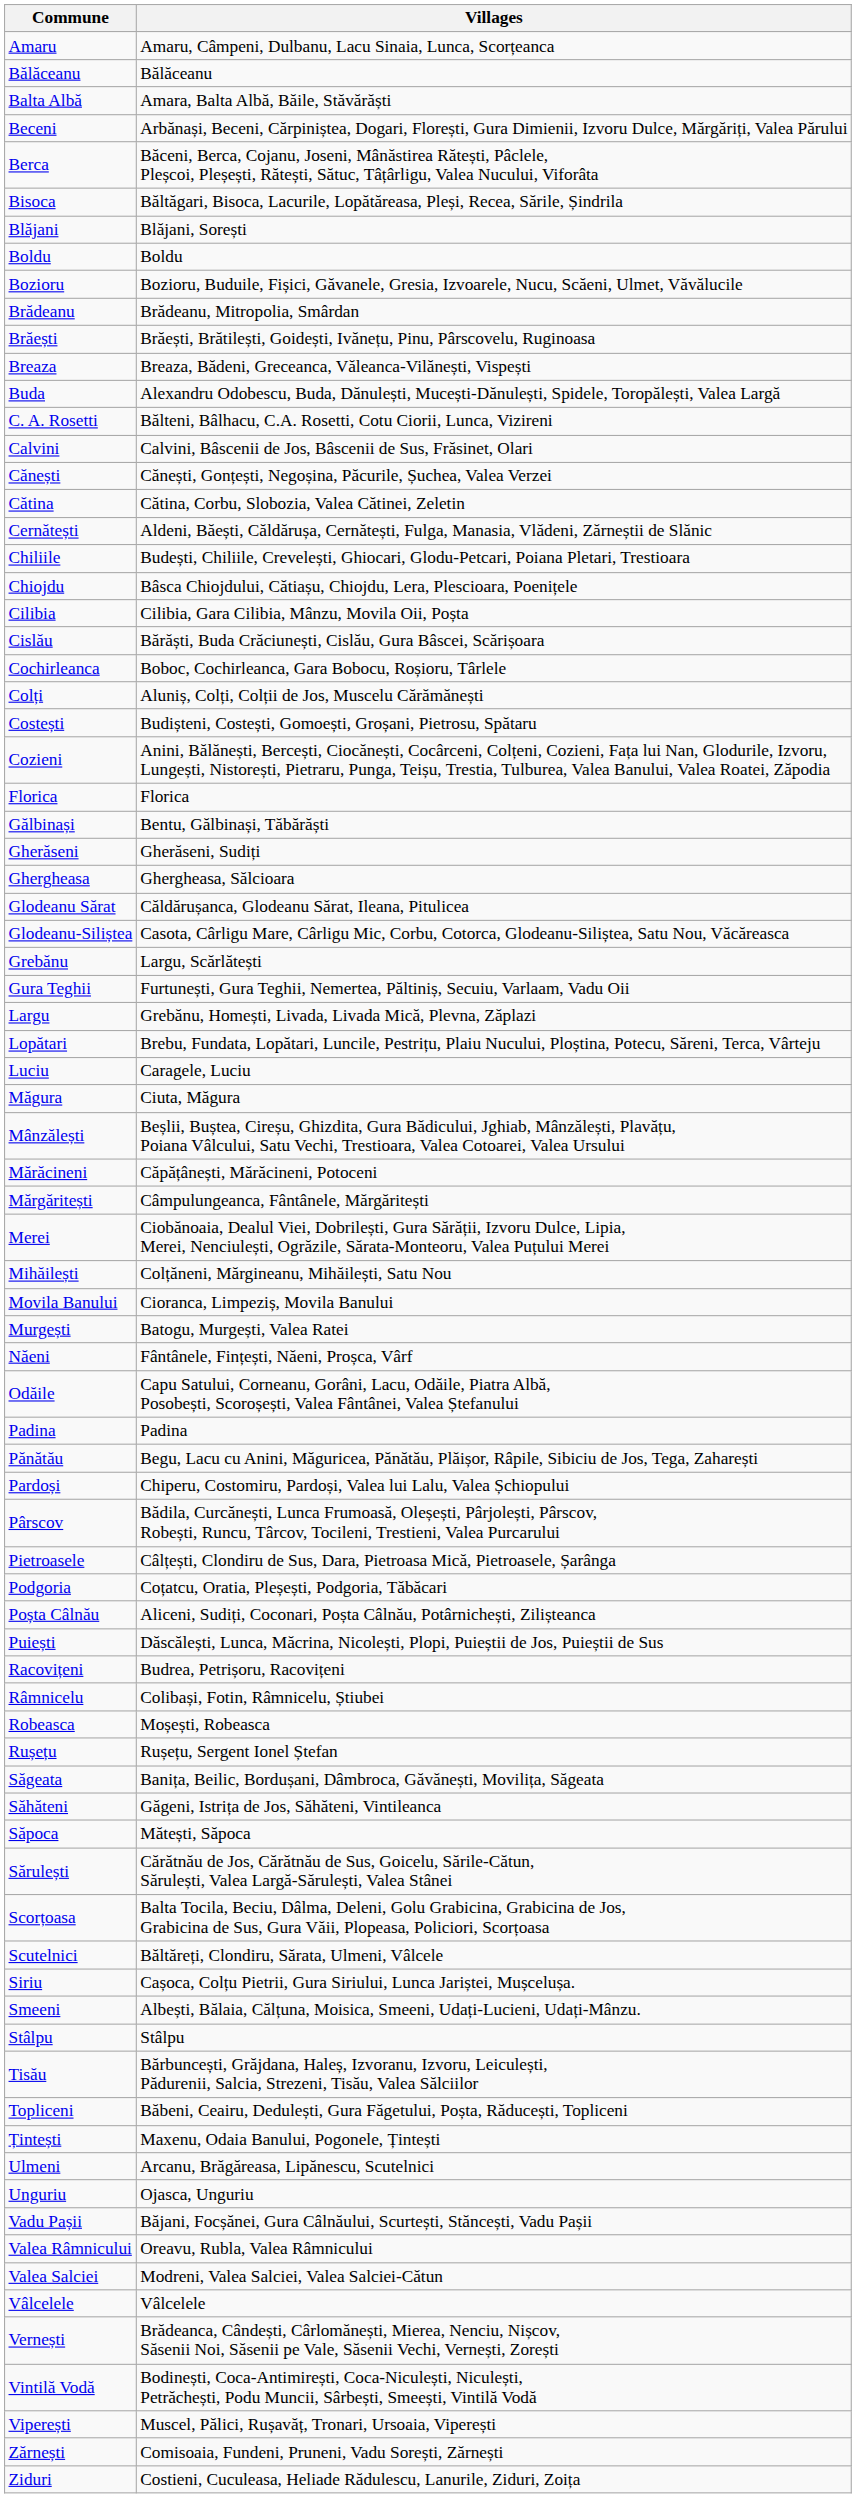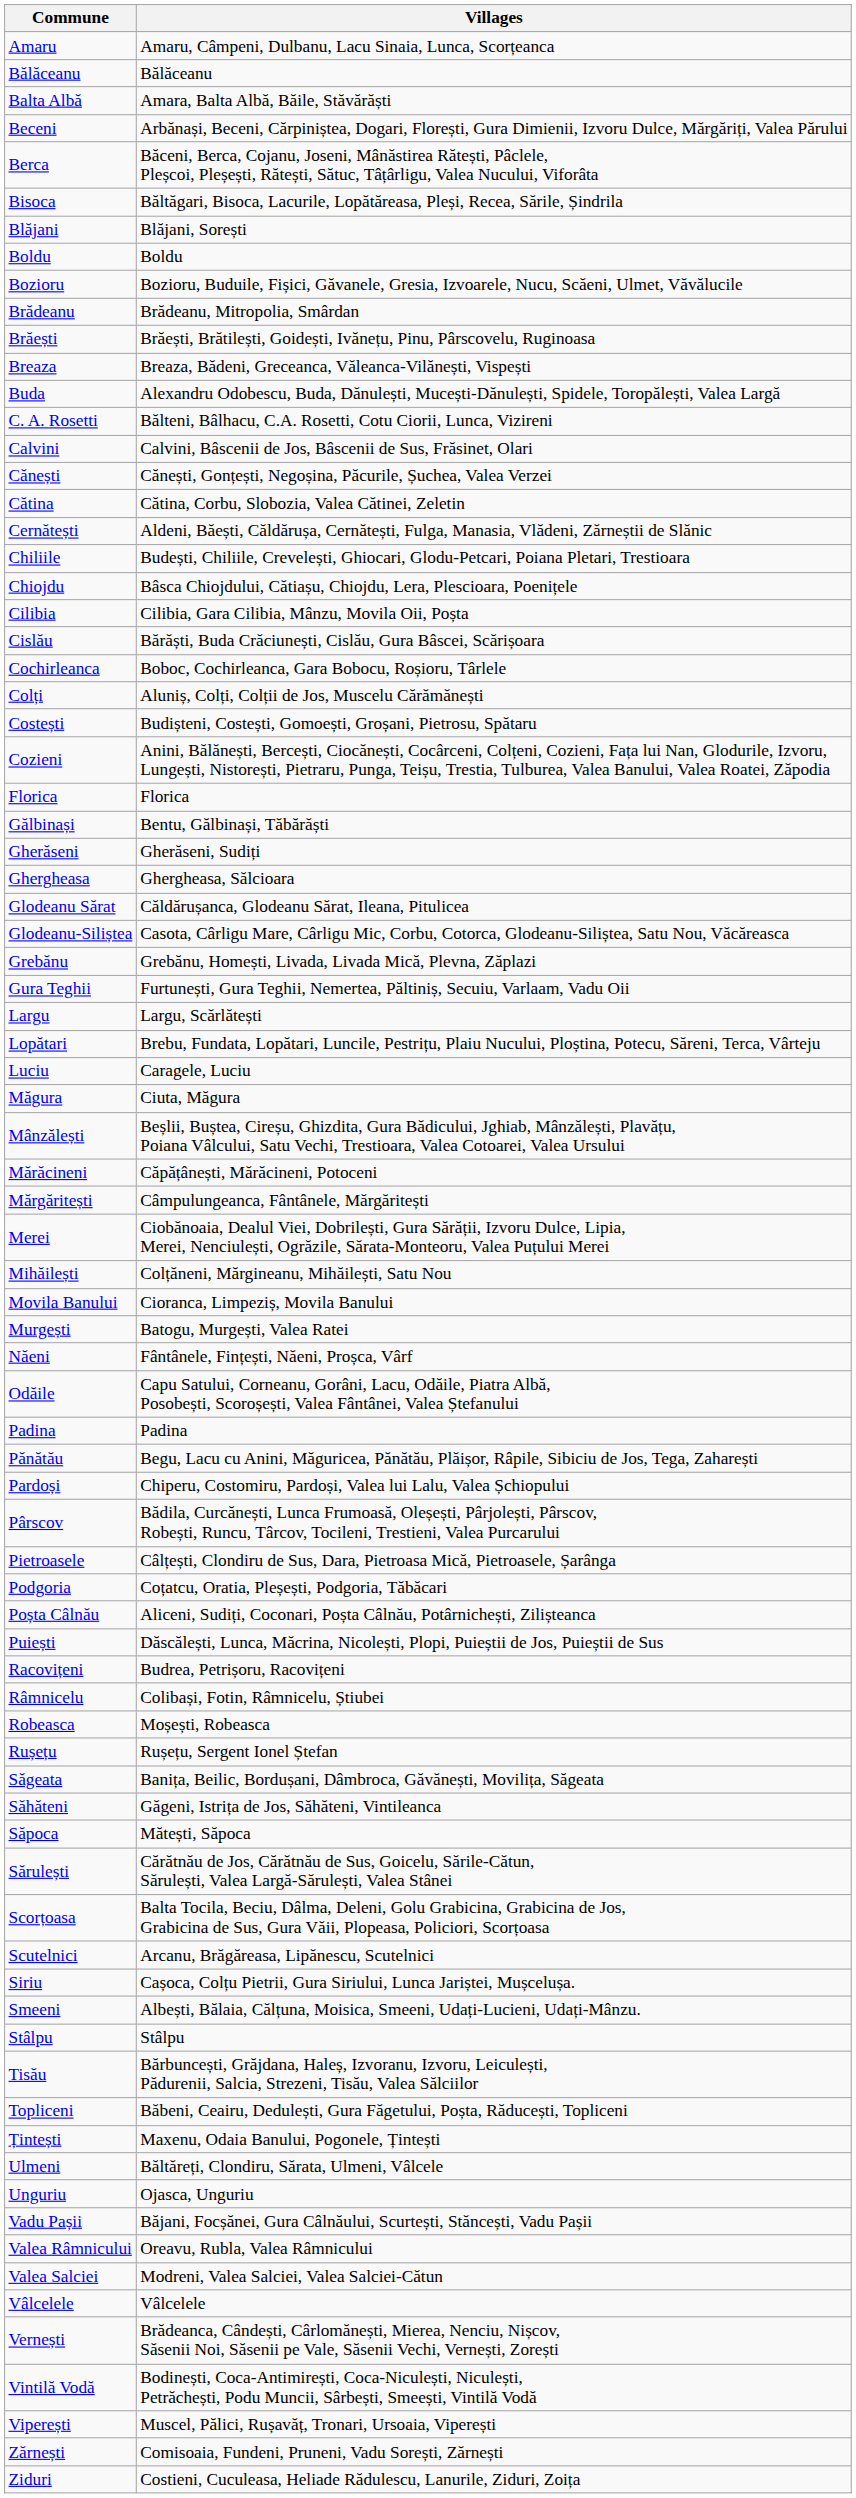(201, 961) Largu, Scărlătești -> (338, 961) Grebănu, Homești, Livada, Livada Mică, Plevna, Zăplazi
(338, 1016) Grebănu, Homești, Livada, Livada Mică, Plevna, Zăplazi -> (201, 1016) Largu, Scărlătești
(292, 1955) Băltăreți, Clondiru, Sărata, Ulmeni, Vâlcele -> (287, 1955) Arcanu, Brăgăreasa, Lipănescu, Scutelnici
(287, 2166) Arcanu, Brăgăreasa, Lipănescu, Scutelnici -> (292, 2166) Băltăreți, Clondiru, Sărata, Ulmeni, Vâlcele
